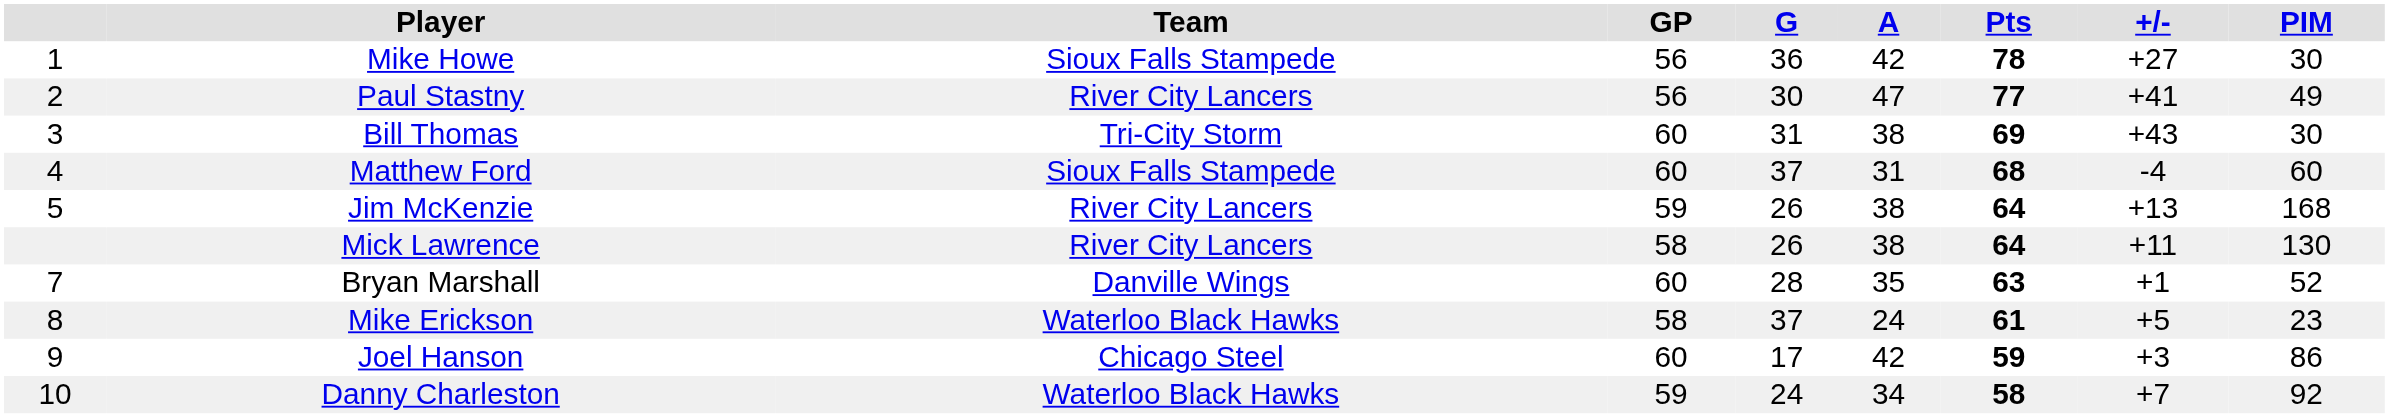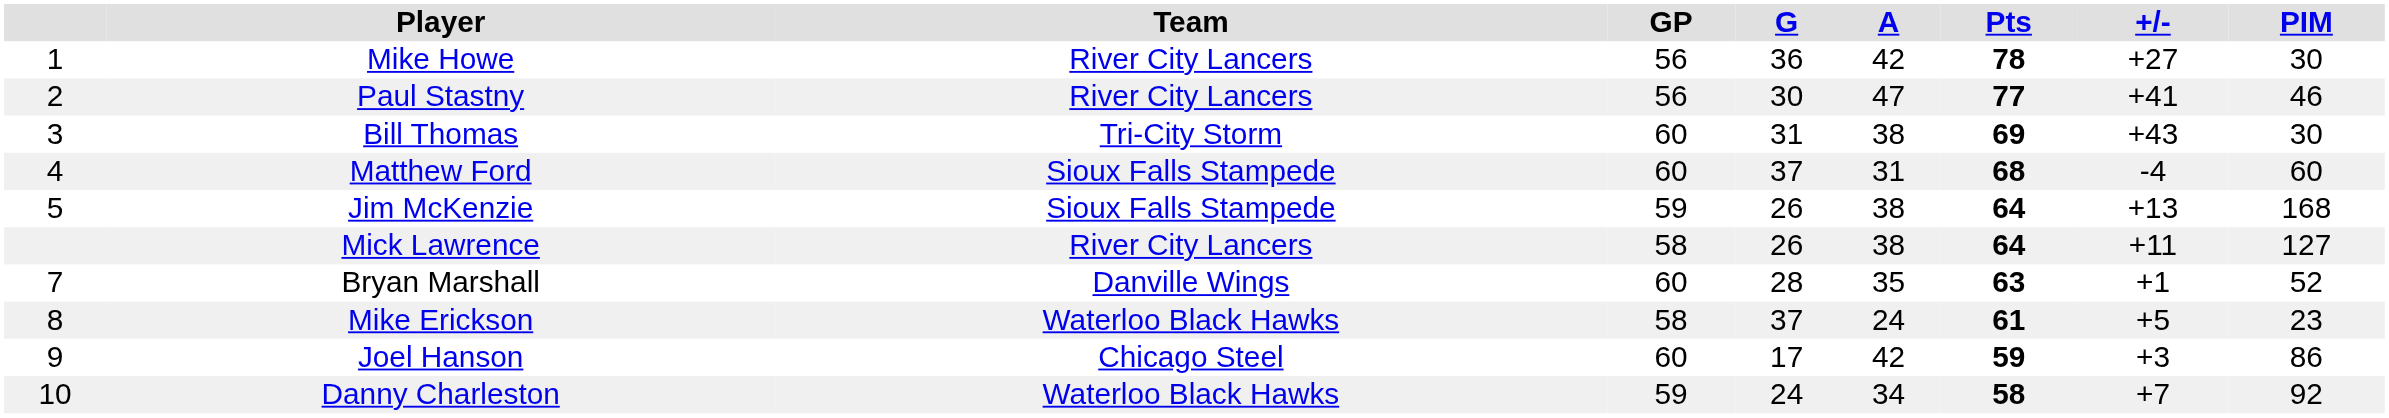(1191, 59) Sioux Falls Stampede -> (1191, 59) River City Lancers
(2306, 96) 49 -> (2306, 96) 46
(1191, 208) River City Lancers -> (1191, 208) Sioux Falls Stampede
(2306, 245) 130 -> (2306, 245) 127
